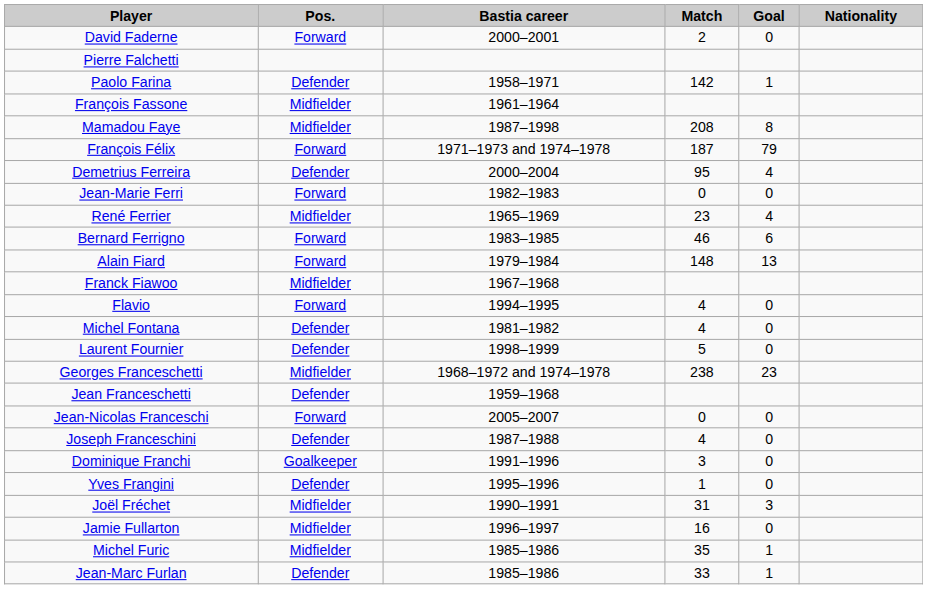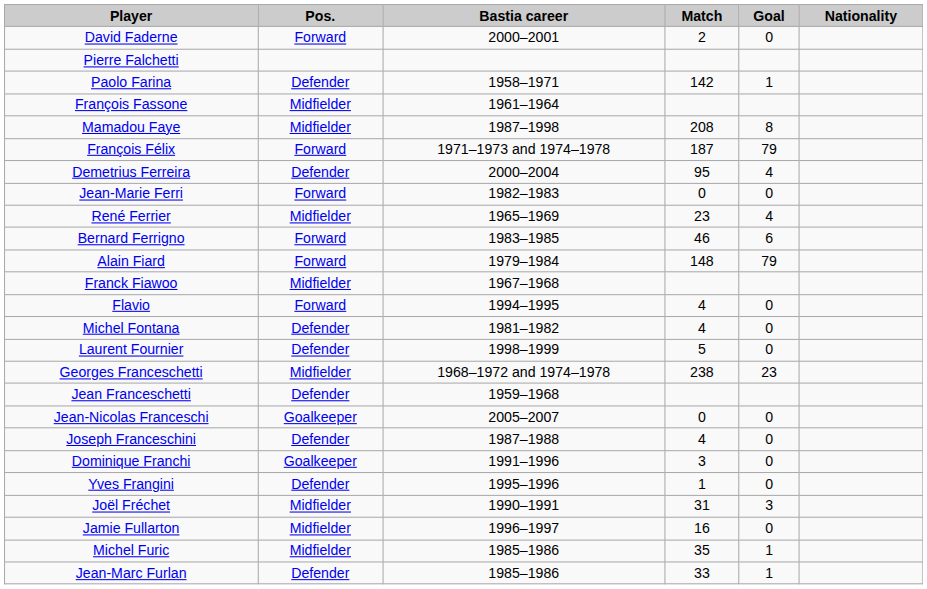(769, 261) 13 -> (769, 261) 79
(320, 417) Forward -> (320, 417) Goalkeeper
